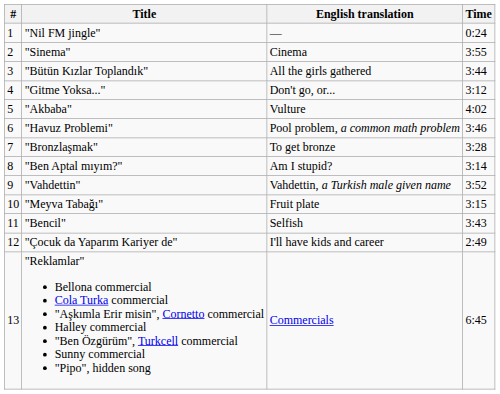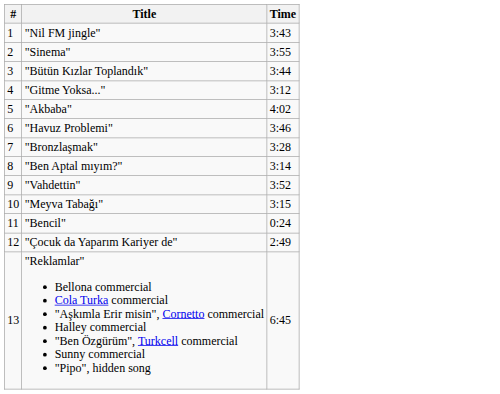- column: (365, 14)
(476, 33) 0:24 -> (280, 33) 3:43
(476, 223) 3:43 -> (280, 223) 0:24
